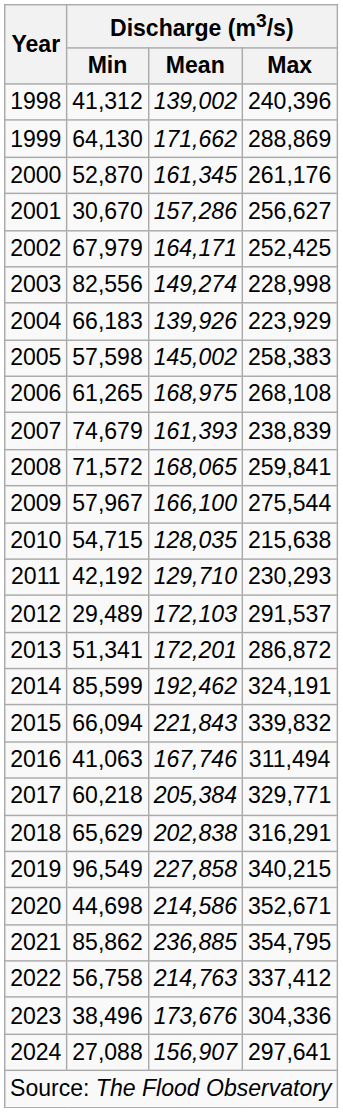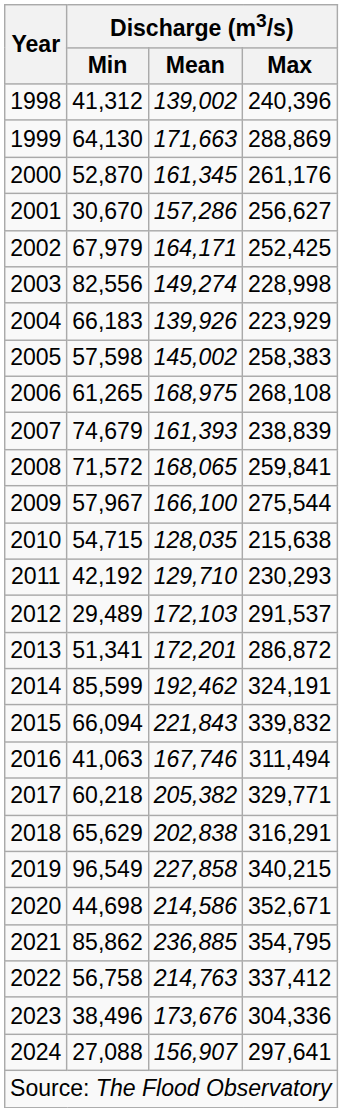(195, 138) 171,662 -> (195, 138) 171,663
(195, 796) 205,384 -> (195, 796) 205,382
